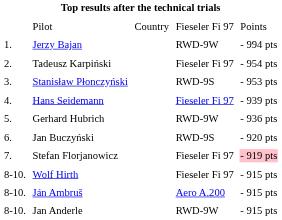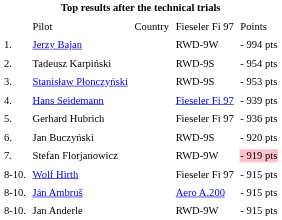(205, 63) Fieseler Fi 97 -> (195, 63) RWD-9S
(197, 118) RWD-9W -> (205, 118) Fieseler Fi 97
(205, 155) Fieseler Fi 97 -> (197, 155) RWD-9W
